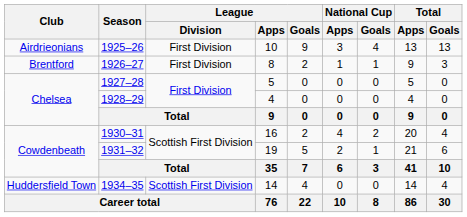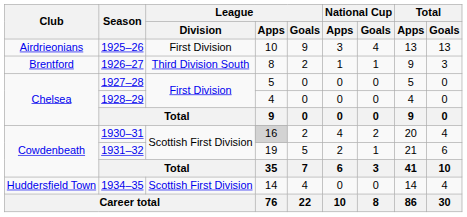(201, 64) First Division -> (201, 64) Third Division South
(271, 133) no background -> (271, 133) lightgrey background
